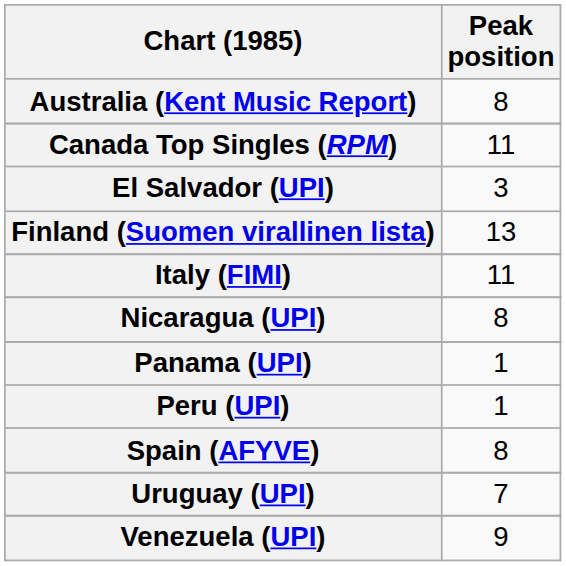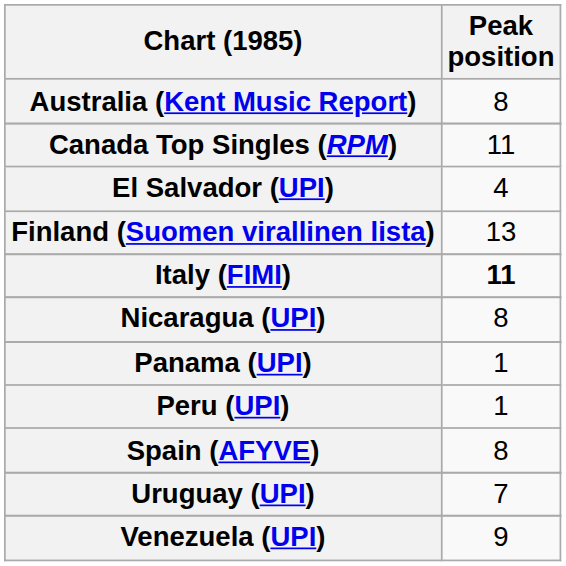(501, 188) 3 -> (501, 188) 4
(501, 275) normal -> (501, 275) bold
